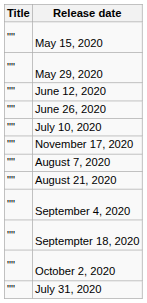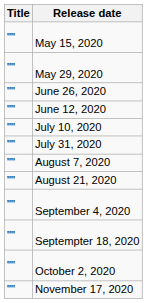rows swapped: (70, 91) <-> (70, 109)
rows swapped: (68, 289) <-> (84, 145)
